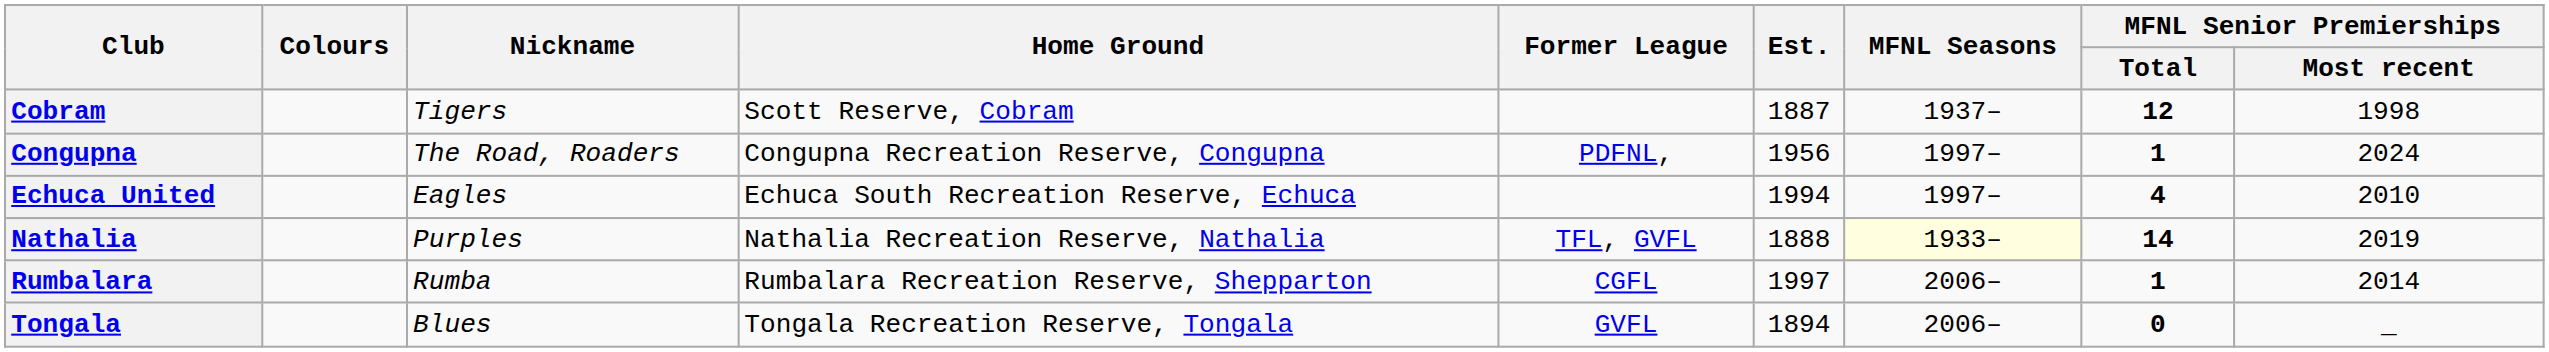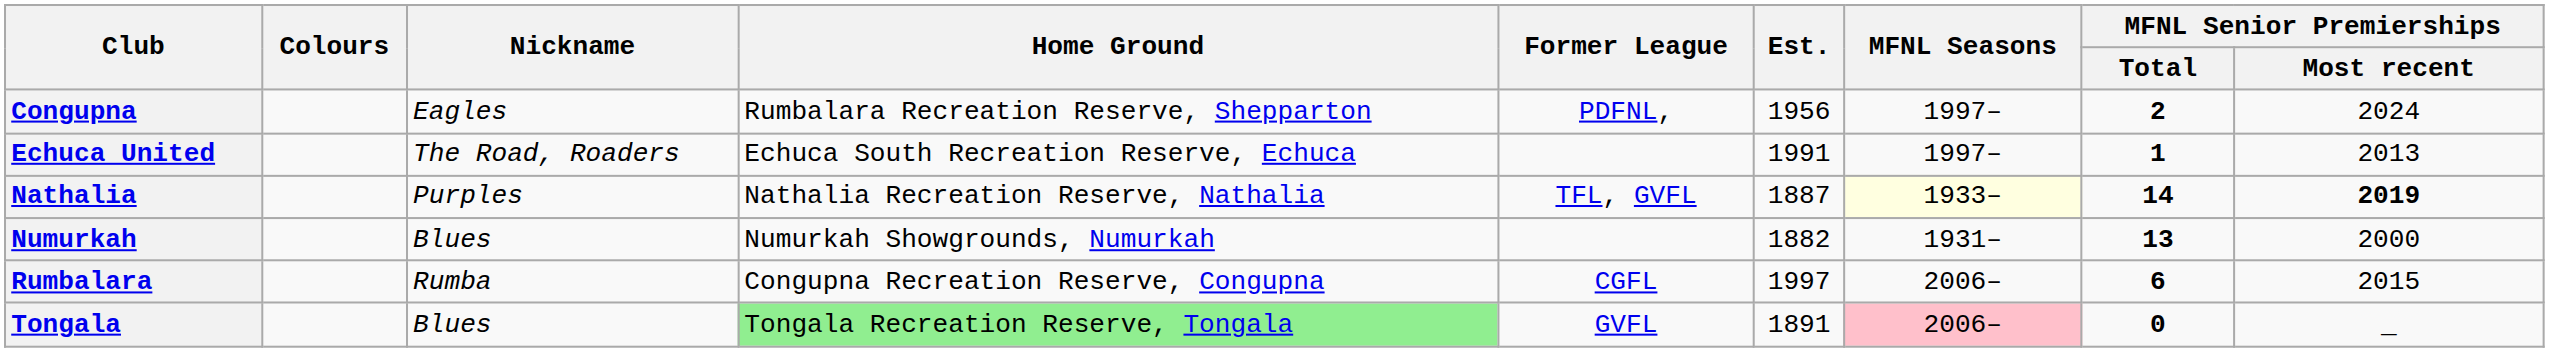- row: (58, 111)
(546, 154) The Road, Roaders -> (460, 111) Eagles
(1034, 154) Congupna Recreation Reserve, Congupna -> (1058, 111) Rumbalara Recreation Reserve, Shepparton
(2158, 154) 1 -> (2158, 111) 2
(460, 197) Eagles -> (546, 154) The Road, Roaders
(1799, 197) 1994 -> (1799, 154) 1991
(2158, 197) 4 -> (2158, 154) 1
(2389, 197) 2010 -> (2389, 154) 2013
(1799, 239) 1888 -> (1799, 197) 1887
(2389, 239) normal -> (2389, 197) bold
+ row: (74, 239)
(1058, 282) Rumbalara Recreation Reserve, Shepparton -> (1034, 282) Congupna Recreation Reserve, Congupna
(2158, 282) 1 -> (2158, 282) 6
(2389, 282) 2014 -> (2389, 282) 2015
(1019, 324) no background -> (1019, 324) lightgreen background
(1799, 324) 1894 -> (1799, 324) 1891
(1963, 324) no background -> (1963, 324) pink background
